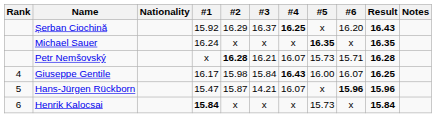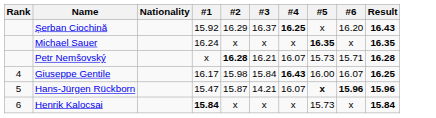- column: (416, 12)
(322, 89) normal -> (322, 89) bold
